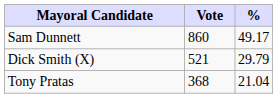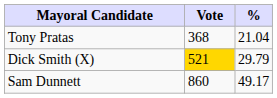rows swapped: (44, 37) <-> (41, 81)
(198, 59) no background -> (198, 59) gold background
